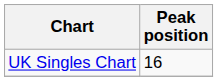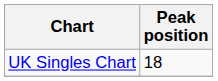(153, 62) 16 -> (153, 62) 18
